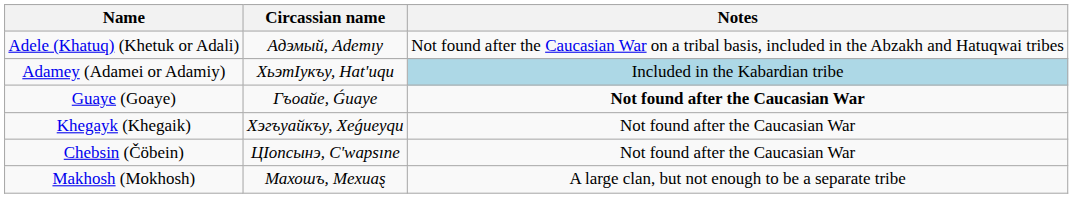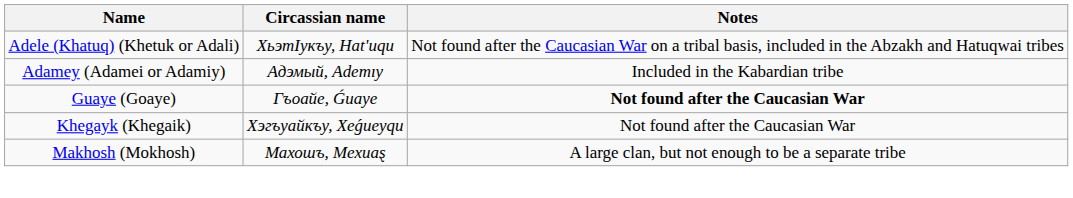(325, 44) Адэмый, Ademıy -> (325, 44) ХьэтIукъу, Hat'uqu
(325, 71) ХьэтIукъу, Hat'uqu -> (325, 71) Адэмый, Ademıy
(738, 71) lightblue background -> (738, 71) no background
- row: (124, 152)
